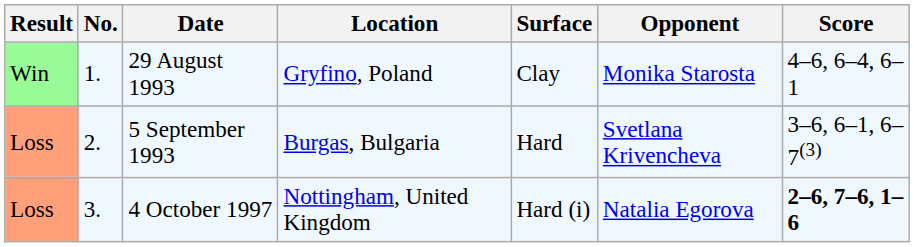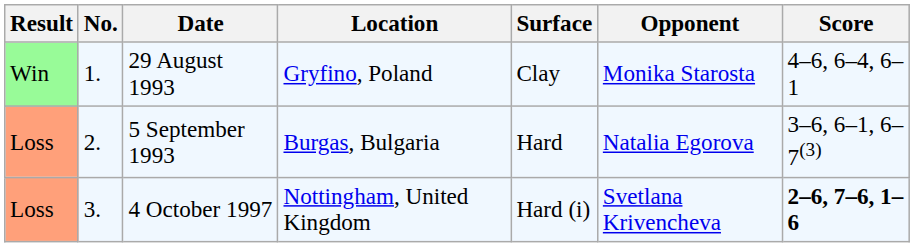(662, 141) Svetlana Krivencheva -> (678, 141) Natalia Egorova
(678, 208) Natalia Egorova -> (662, 208) Svetlana Krivencheva
